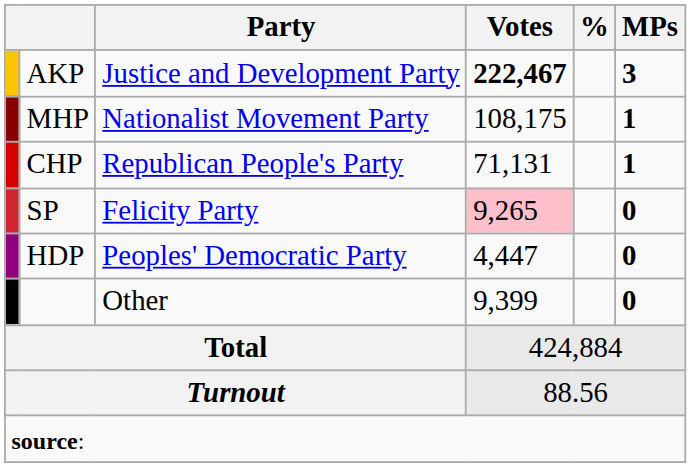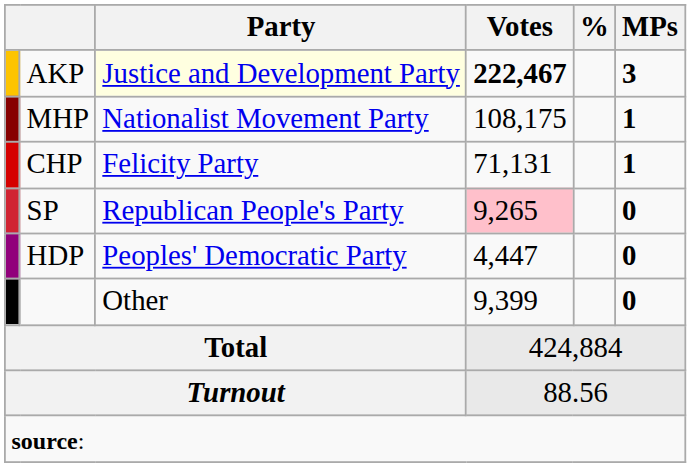(281, 73) no background -> (281, 73) lightyellow background
(253, 164) Republican People's Party -> (180, 164) Felicity Party
(180, 210) Felicity Party -> (253, 210) Republican People's Party
